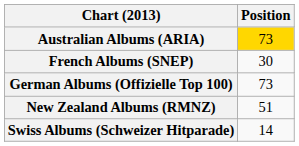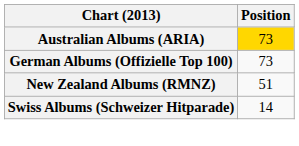- row: (121, 61)
